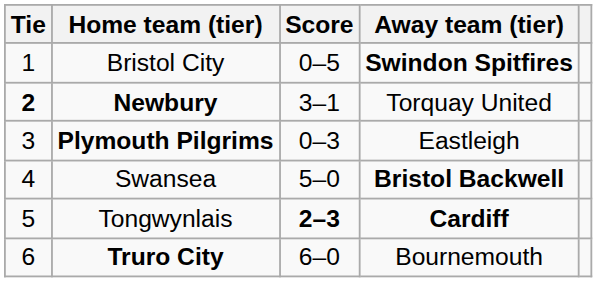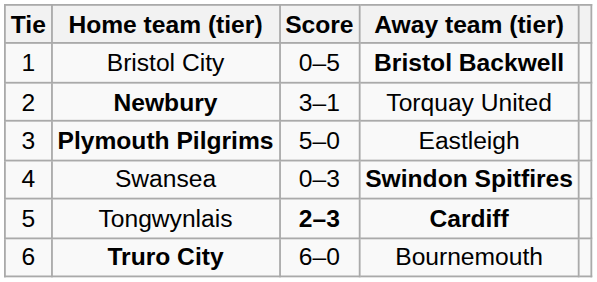(469, 63) Swindon Spitfires -> (469, 63) Bristol Backwell
(28, 102) bold -> (28, 102) normal
(319, 140) 0–3 -> (319, 140) 5–0
(319, 179) 5–0 -> (319, 179) 0–3
(469, 179) Bristol Backwell -> (469, 179) Swindon Spitfires
